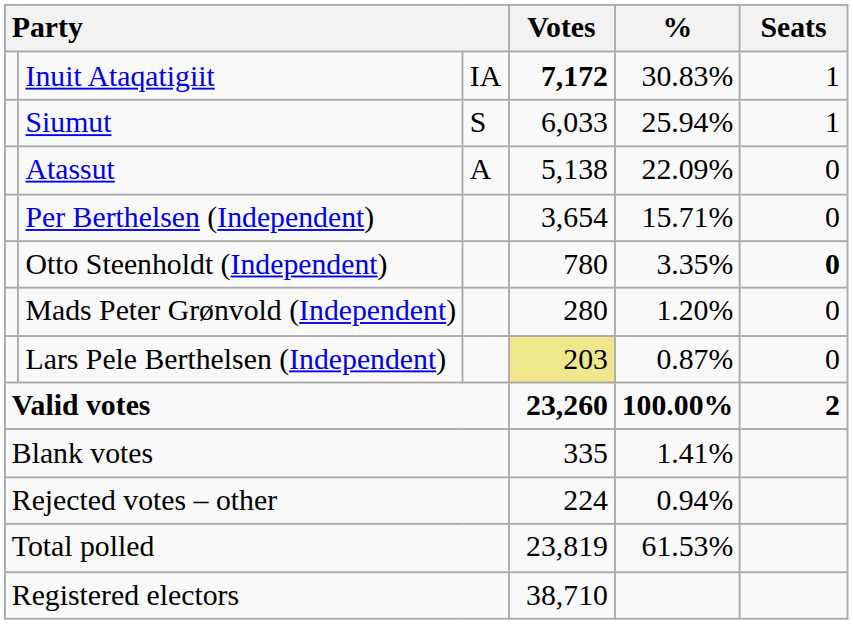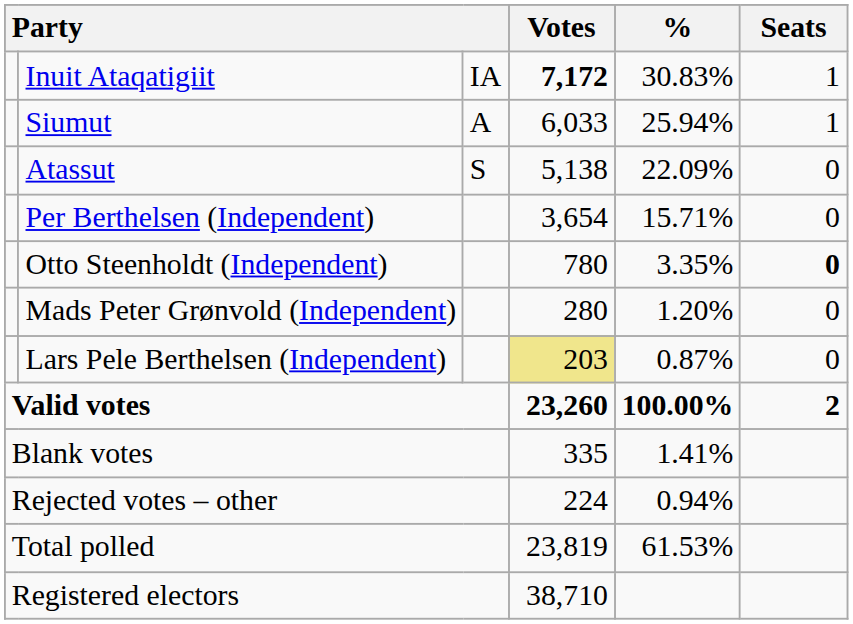(478, 122) S -> (481, 122) A
(481, 169) A -> (478, 169) S
